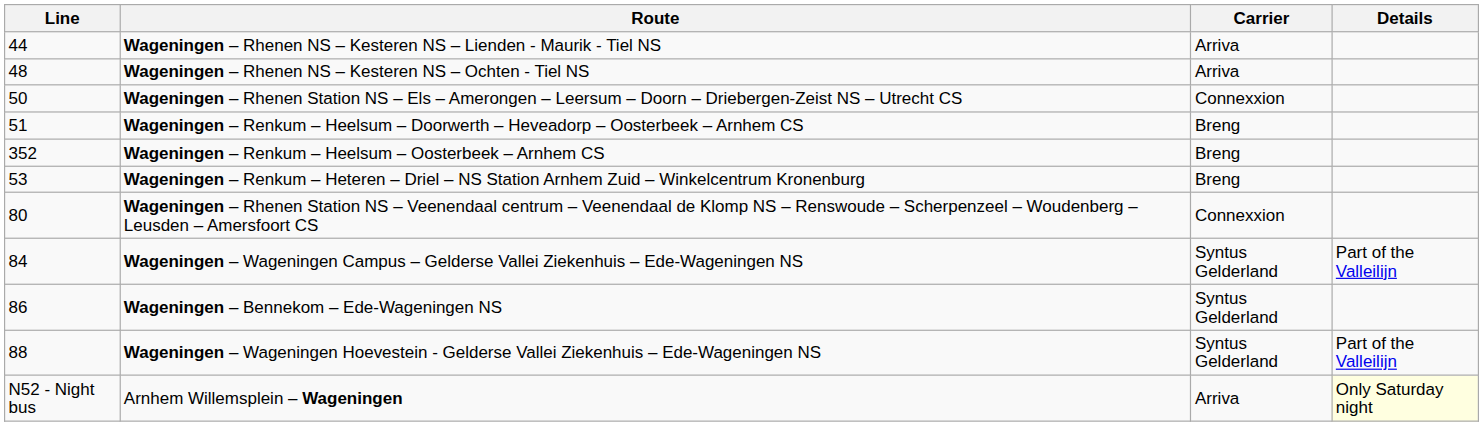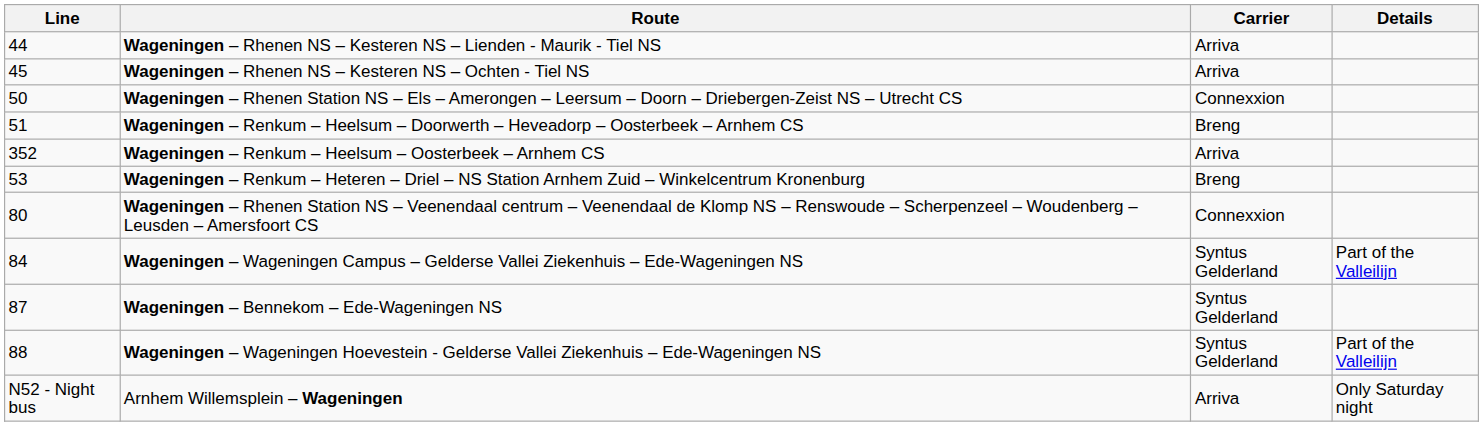(18, 72) 48 -> (18, 72) 45
(1218, 153) Breng -> (1217, 153) Arriva
(18, 307) 86 -> (18, 307) 87
(1390, 399) lightyellow background -> (1390, 399) no background
